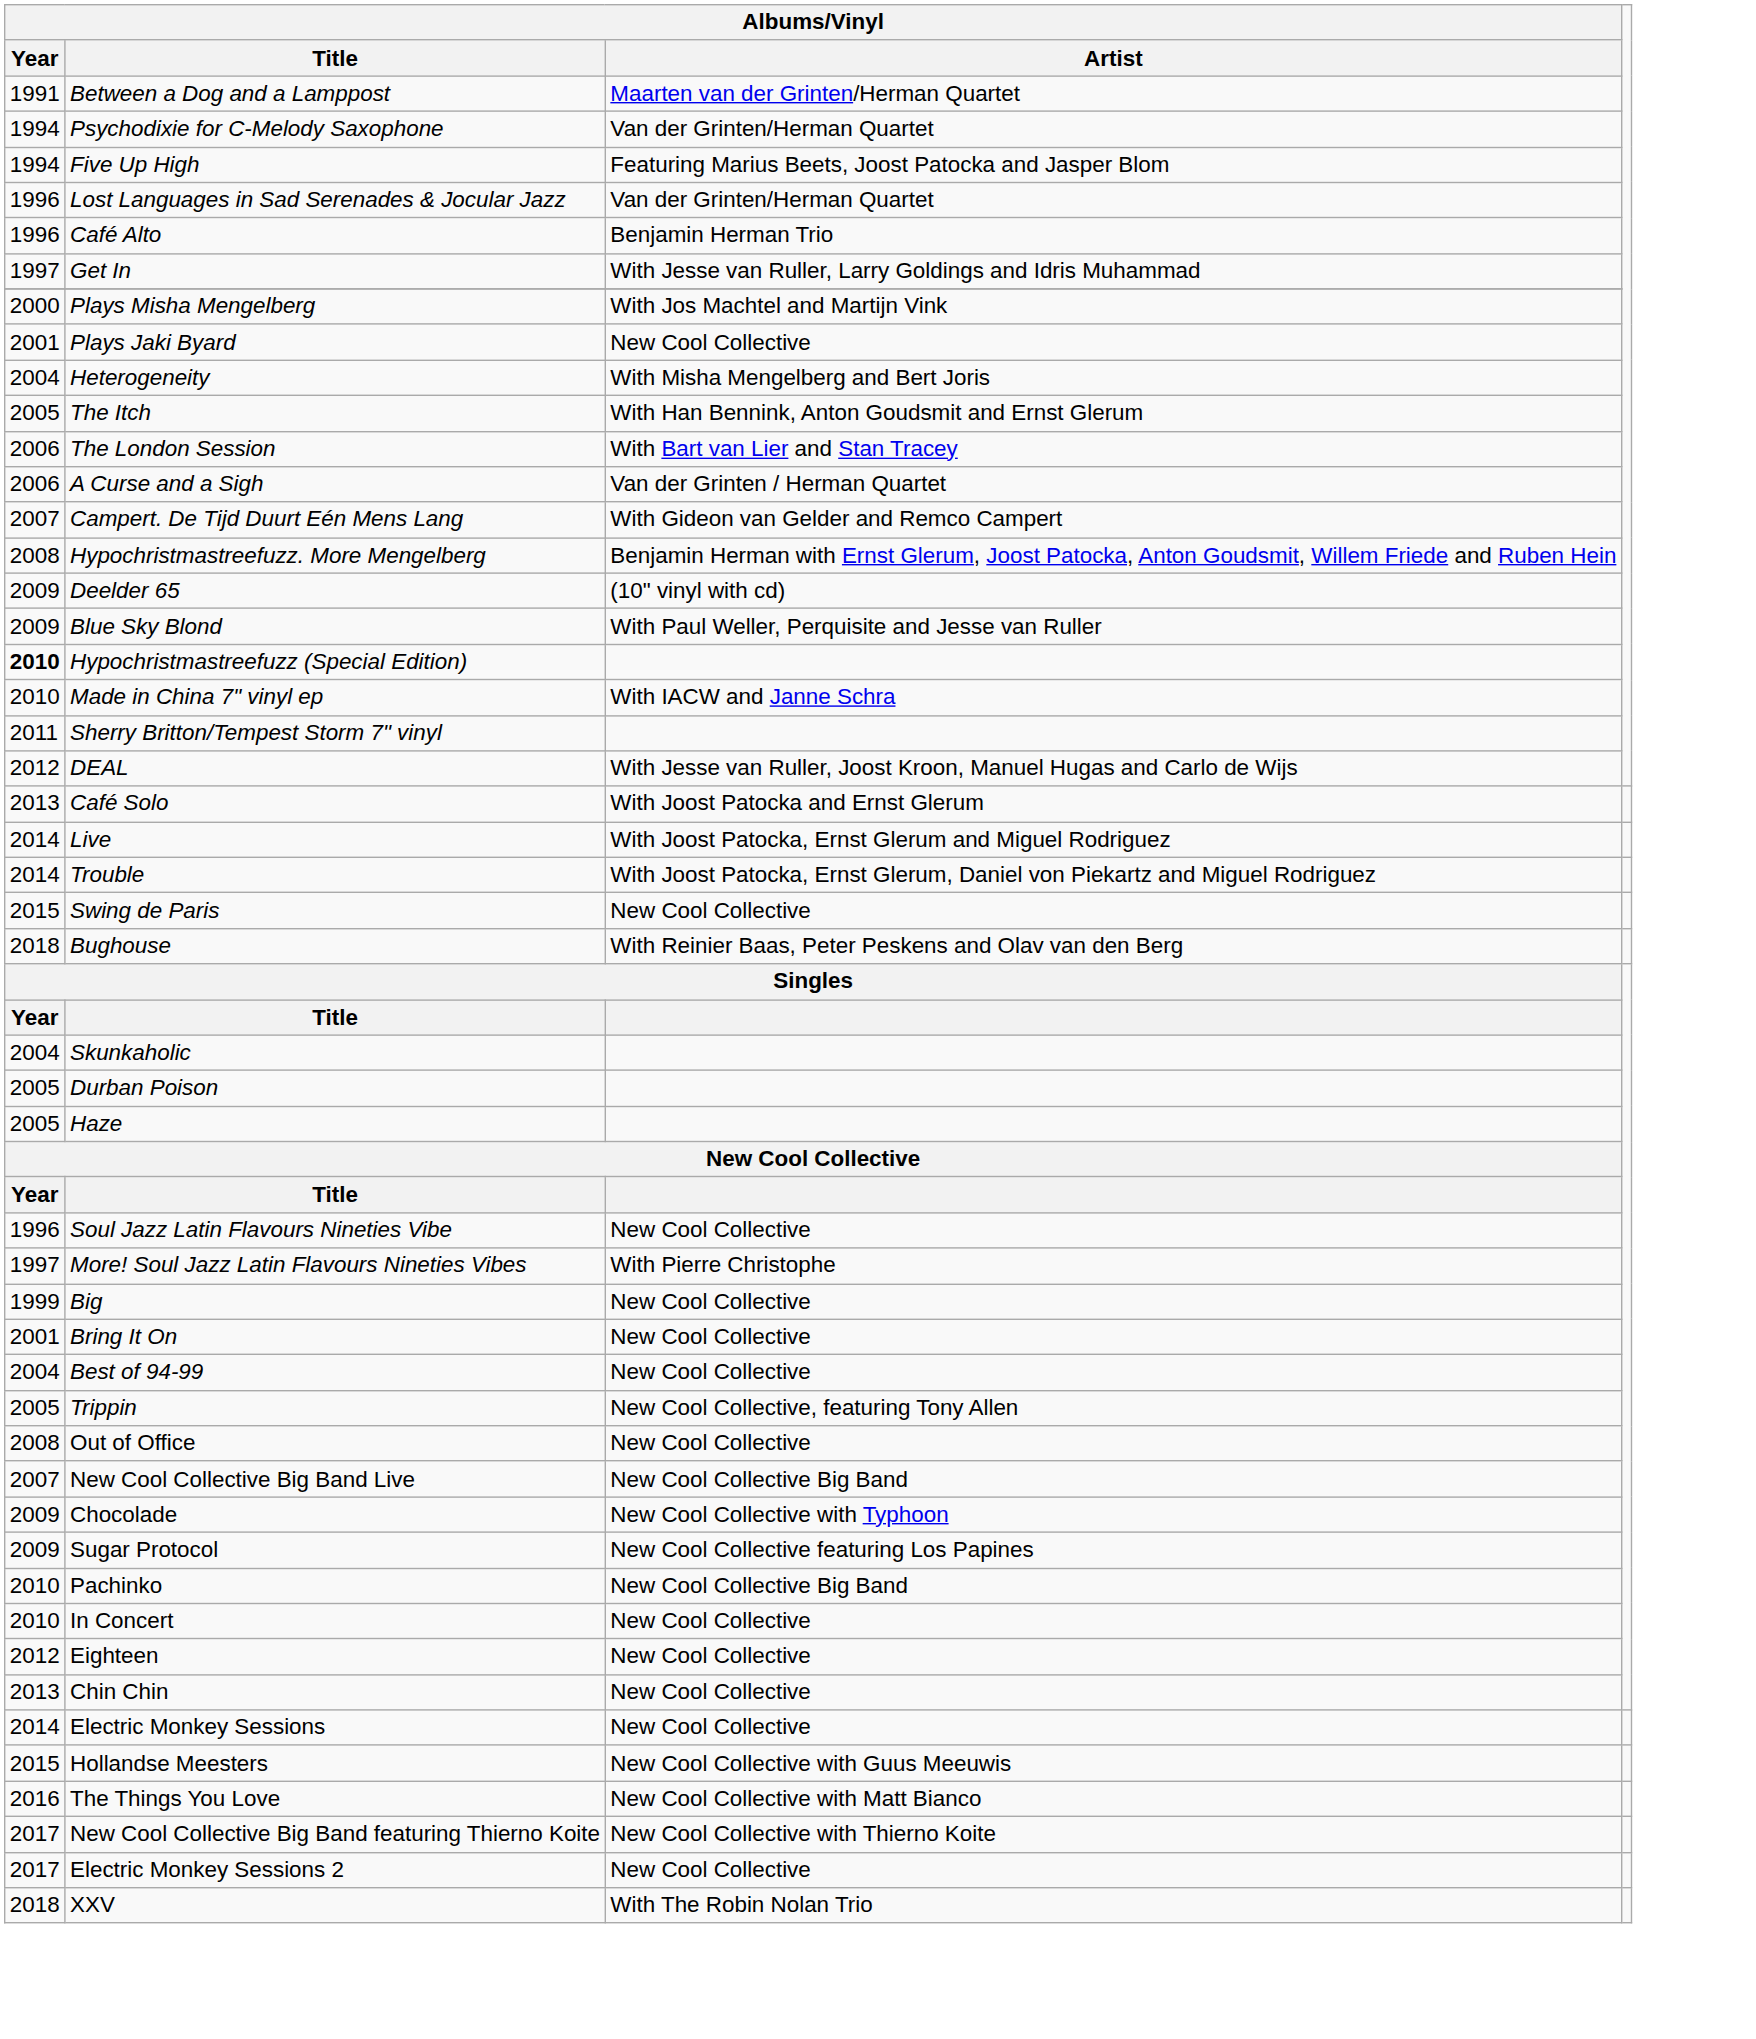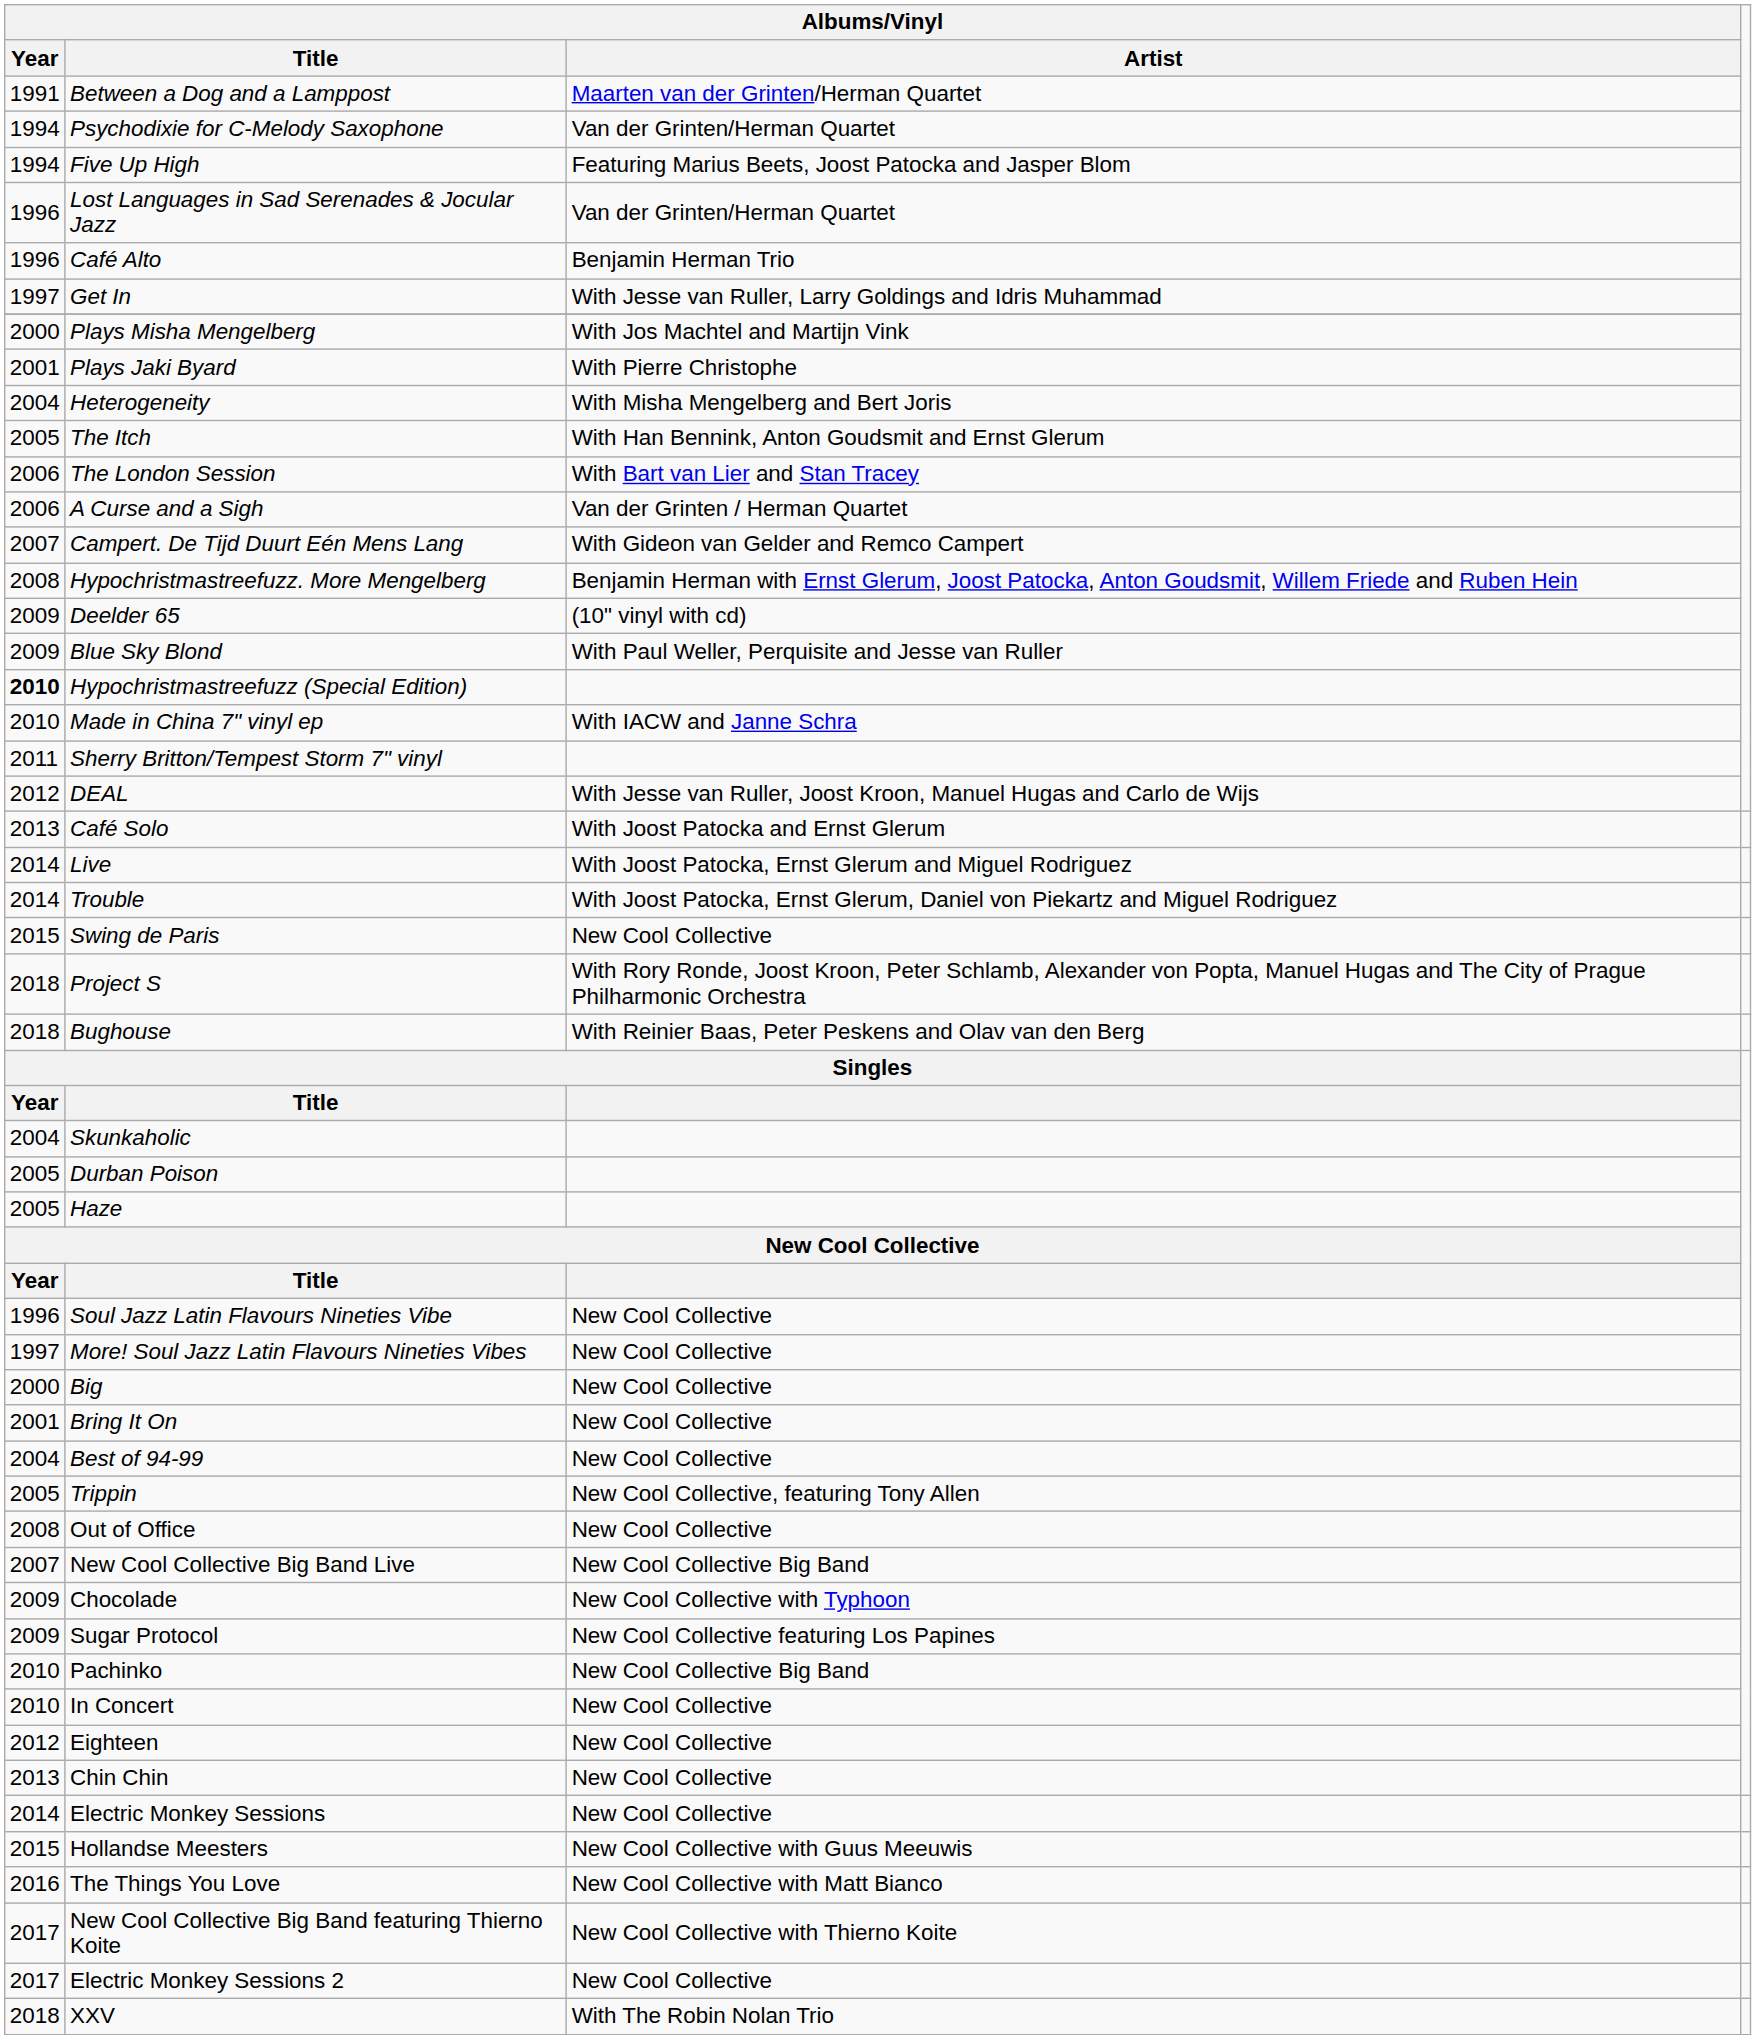(711, 341) New Cool Collective -> (684, 367) With Pierre Christophe
+ row: (115, 983)
(723, 1265) With Pierre Christophe -> (672, 1351) New Cool Collective
(35, 1301) 1999 -> (35, 1387) 2000
